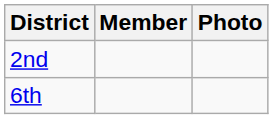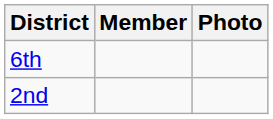rows swapped: (29, 58) <-> (26, 95)
